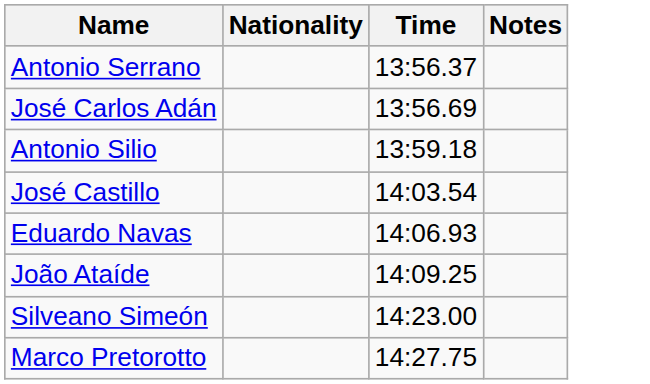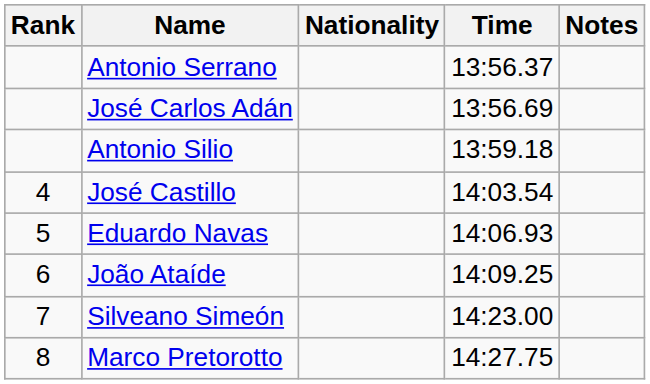+ column: (43, 25)
